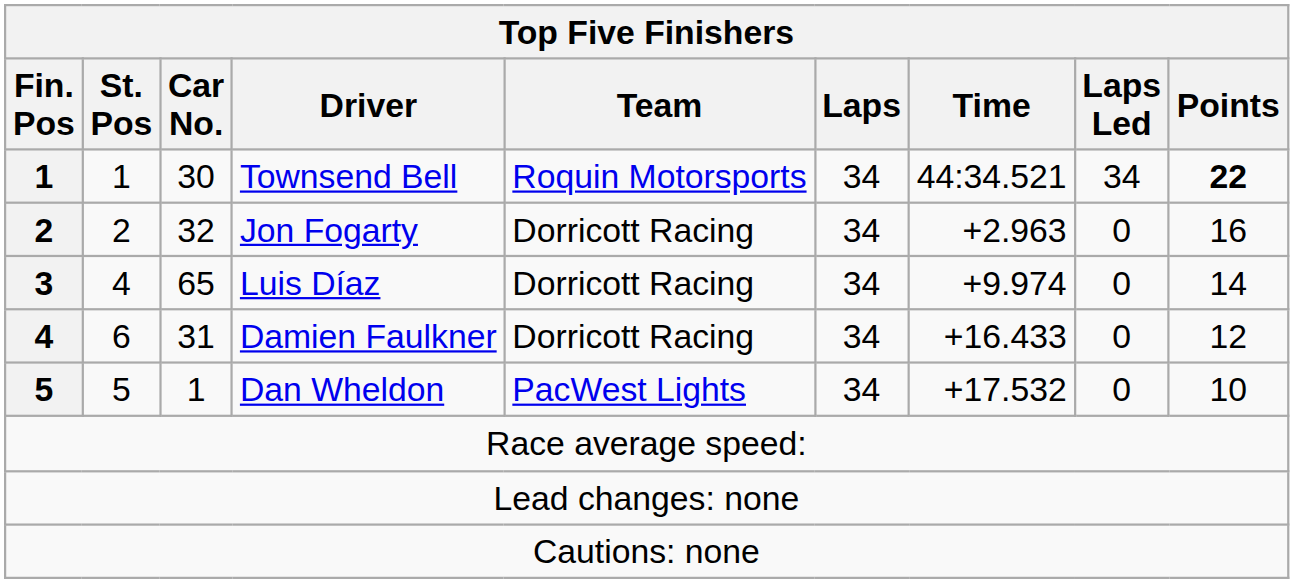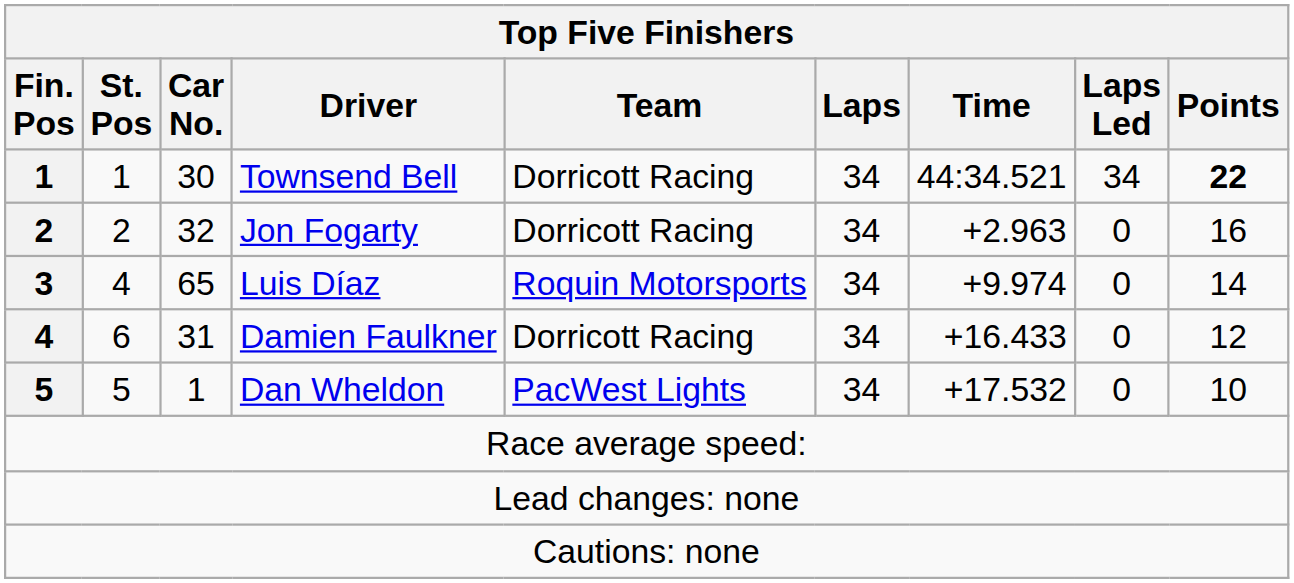(659, 177) Roquin Motorsports -> (633, 177) Dorricott Racing
(633, 283) Dorricott Racing -> (659, 283) Roquin Motorsports
